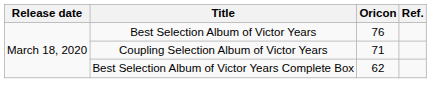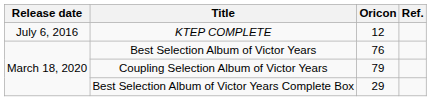+ row: (223, 31)
(378, 50) 71 -> (378, 68) 79
(378, 68) 62 -> (378, 86) 29
